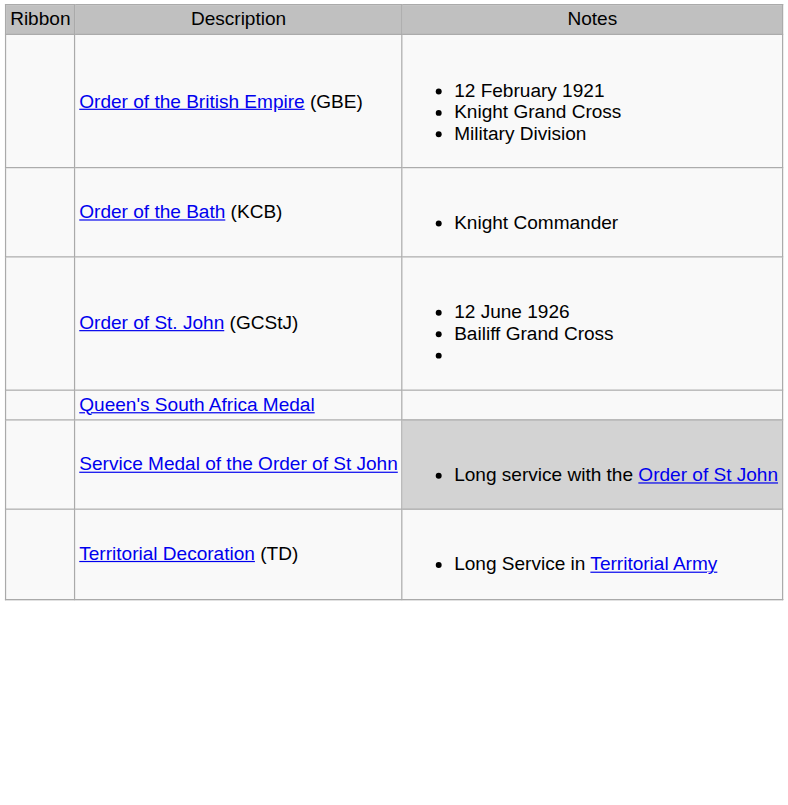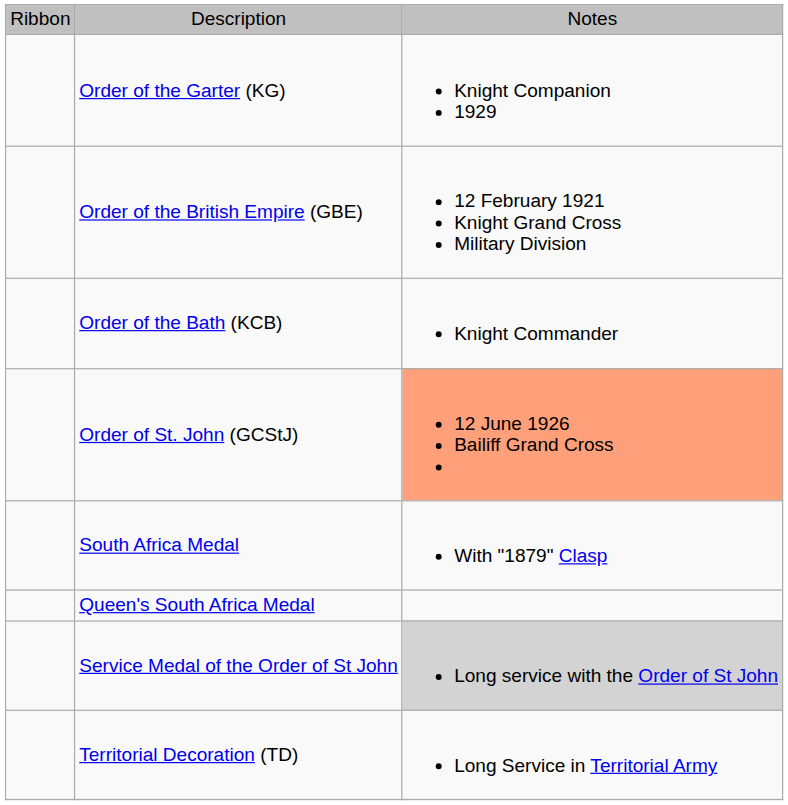+ row: (182, 90)
(592, 334) no background -> (592, 445) lightsalmon background
+ row: (159, 545)
